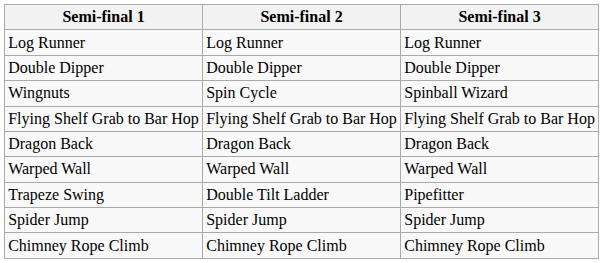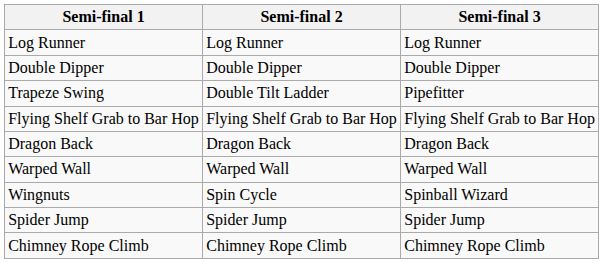rows swapped: (56, 194) <-> (39, 93)
